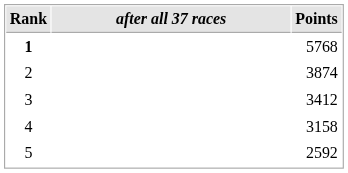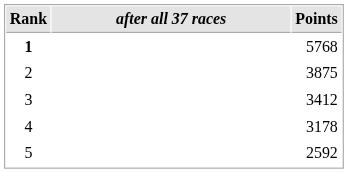(322, 73) 3874 -> (322, 73) 3875
(322, 126) 3158 -> (322, 126) 3178
